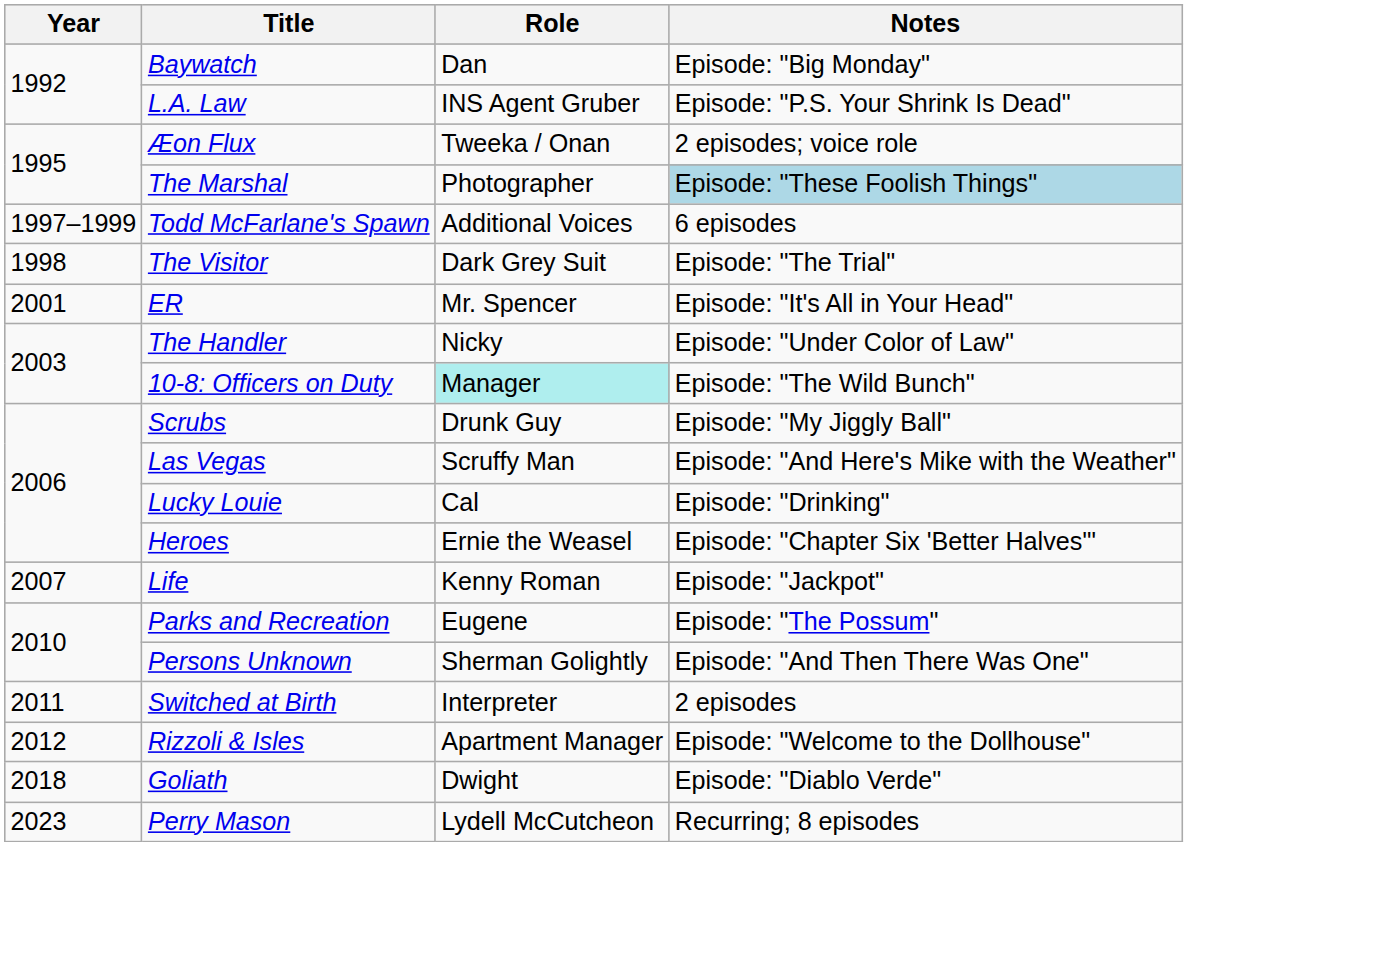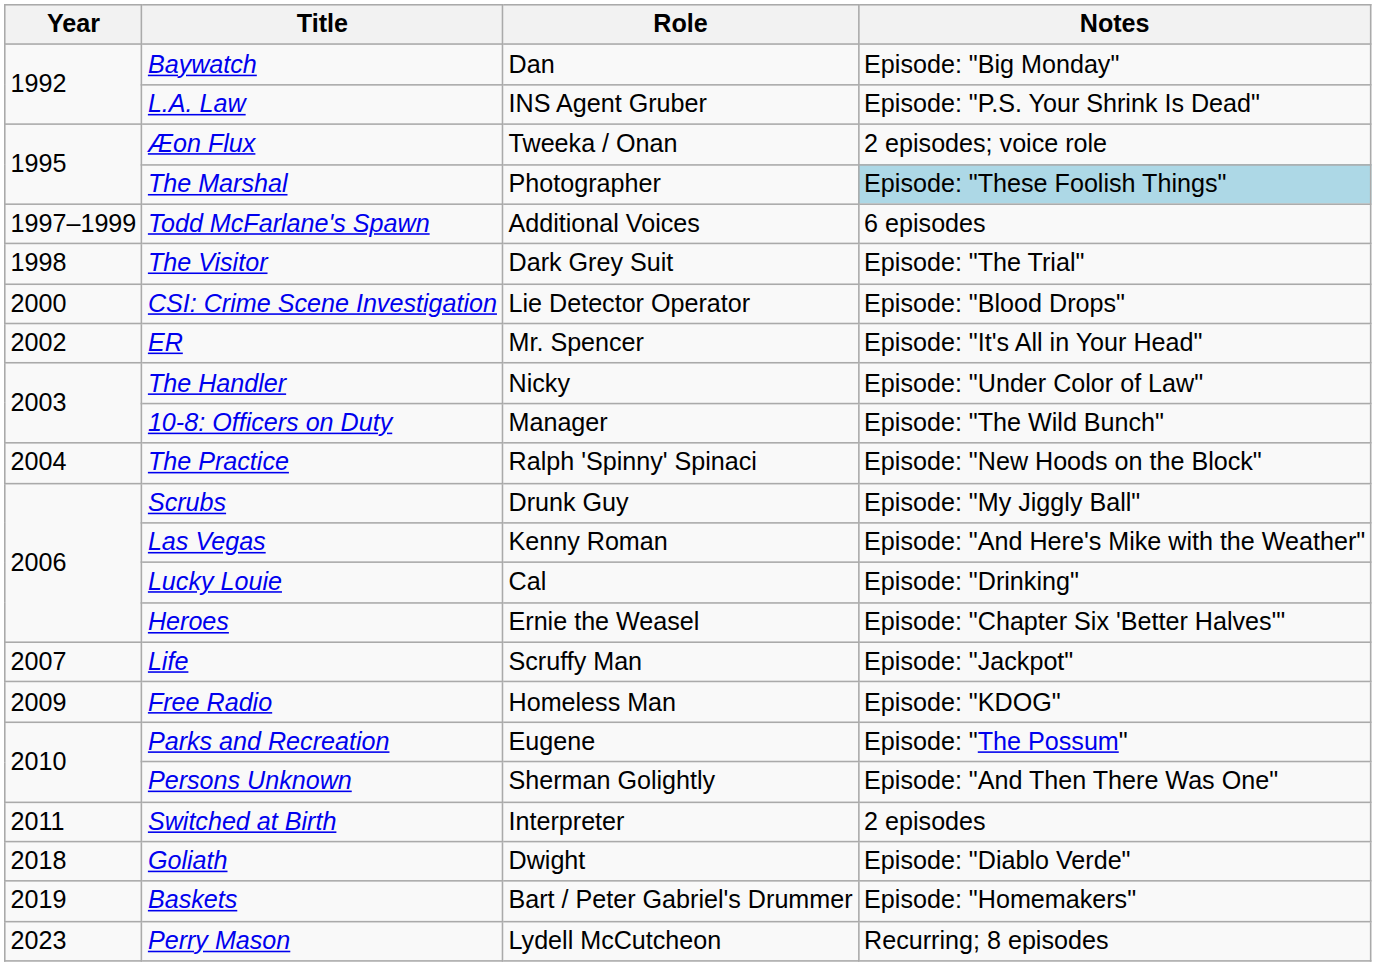+ row: (322, 303)
(39, 303) 2001 -> (39, 343) 2002
(491, 382) paleturquoise background -> (558, 422) no background
+ row: (218, 462)
(508, 462) Scruffy Man -> (588, 542) Kenny Roman
(521, 582) Kenny Roman -> (575, 661) Scruffy Man
+ row: (210, 701)
- row: (226, 741)
+ row: (193, 900)
